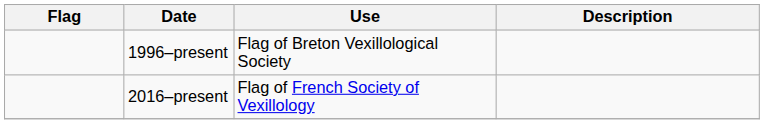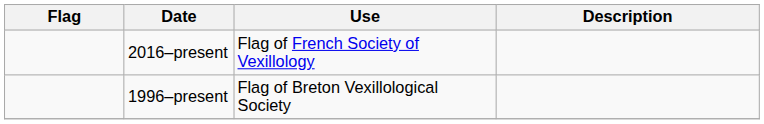rows swapped: (178, 96) <-> (178, 52)
